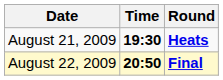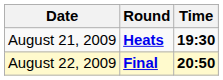columns swapped: (142, 16) <-> (192, 16)
